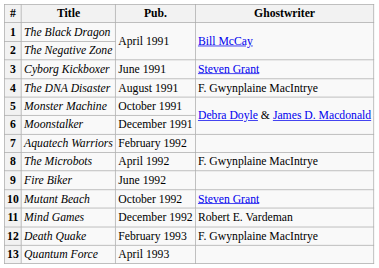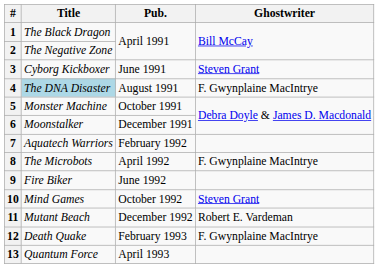(67, 87) no background -> (67, 87) lightblue background
(57, 198) Mutant Beach -> (54, 198) Mind Games
(54, 217) Mind Games -> (57, 217) Mutant Beach
